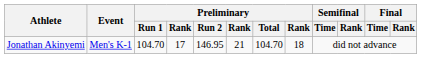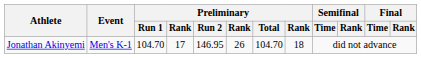(239, 45) 21 -> (239, 45) 26
